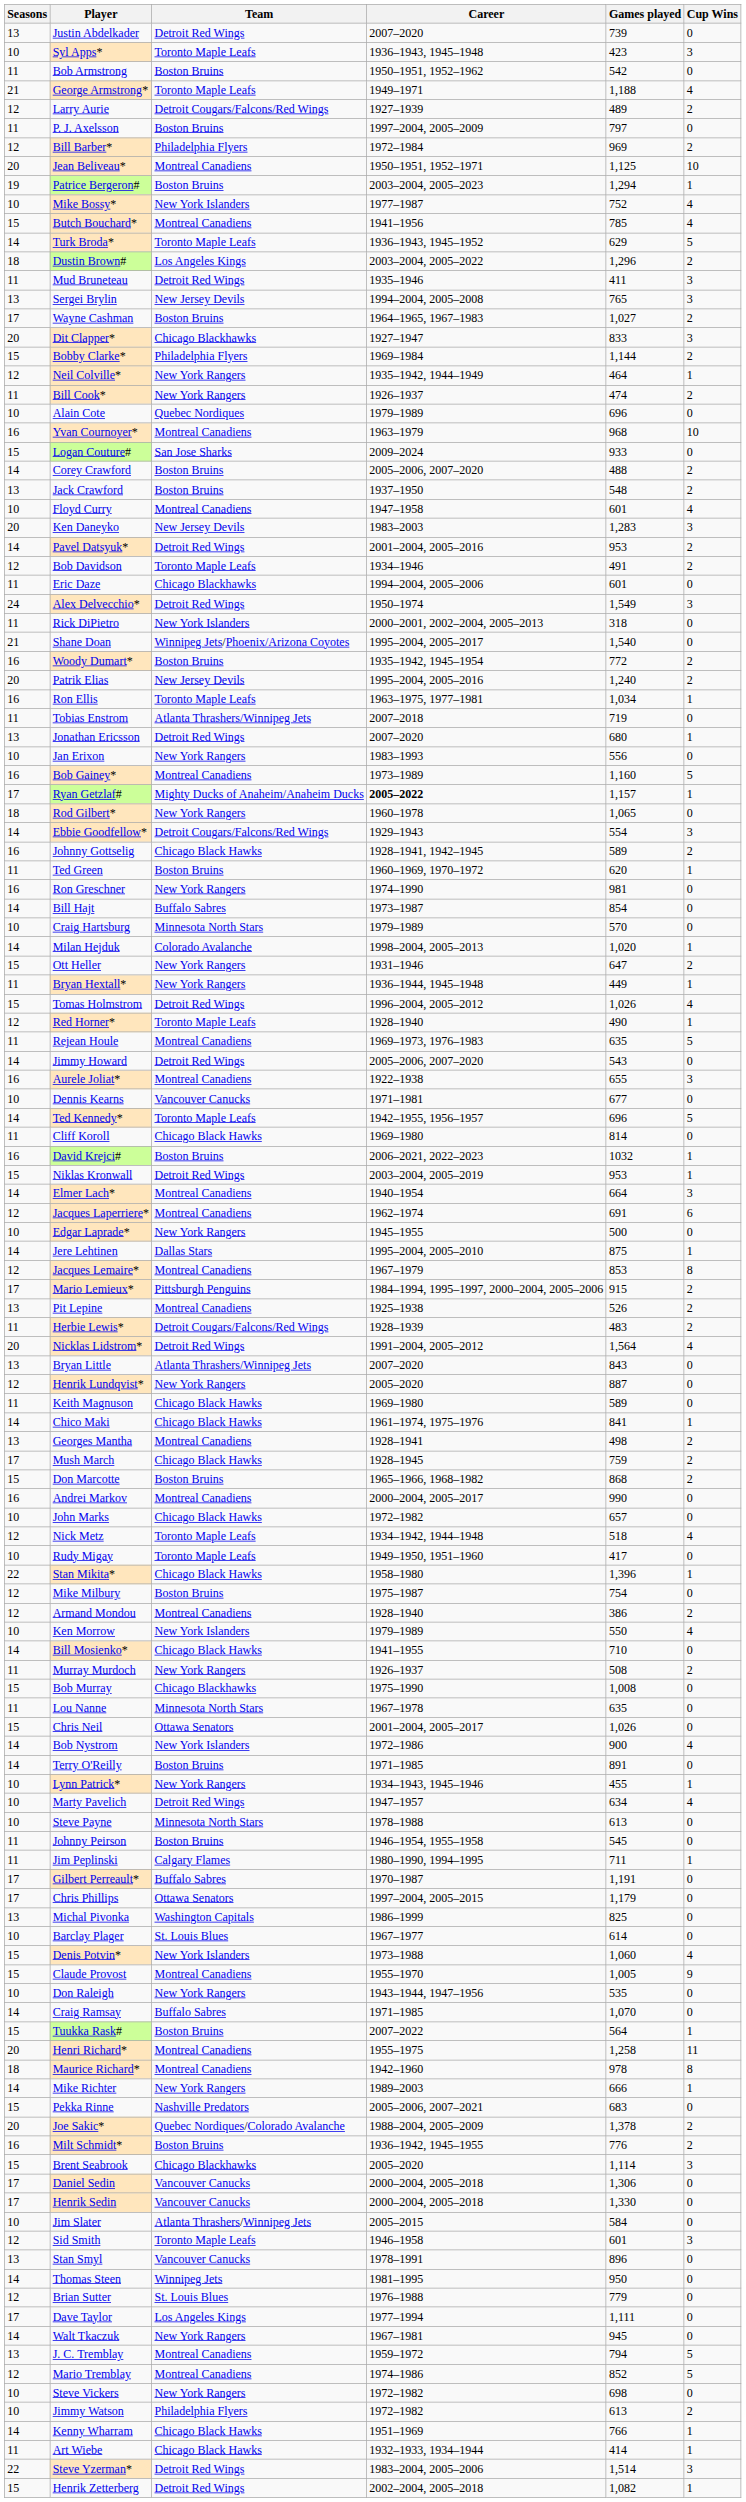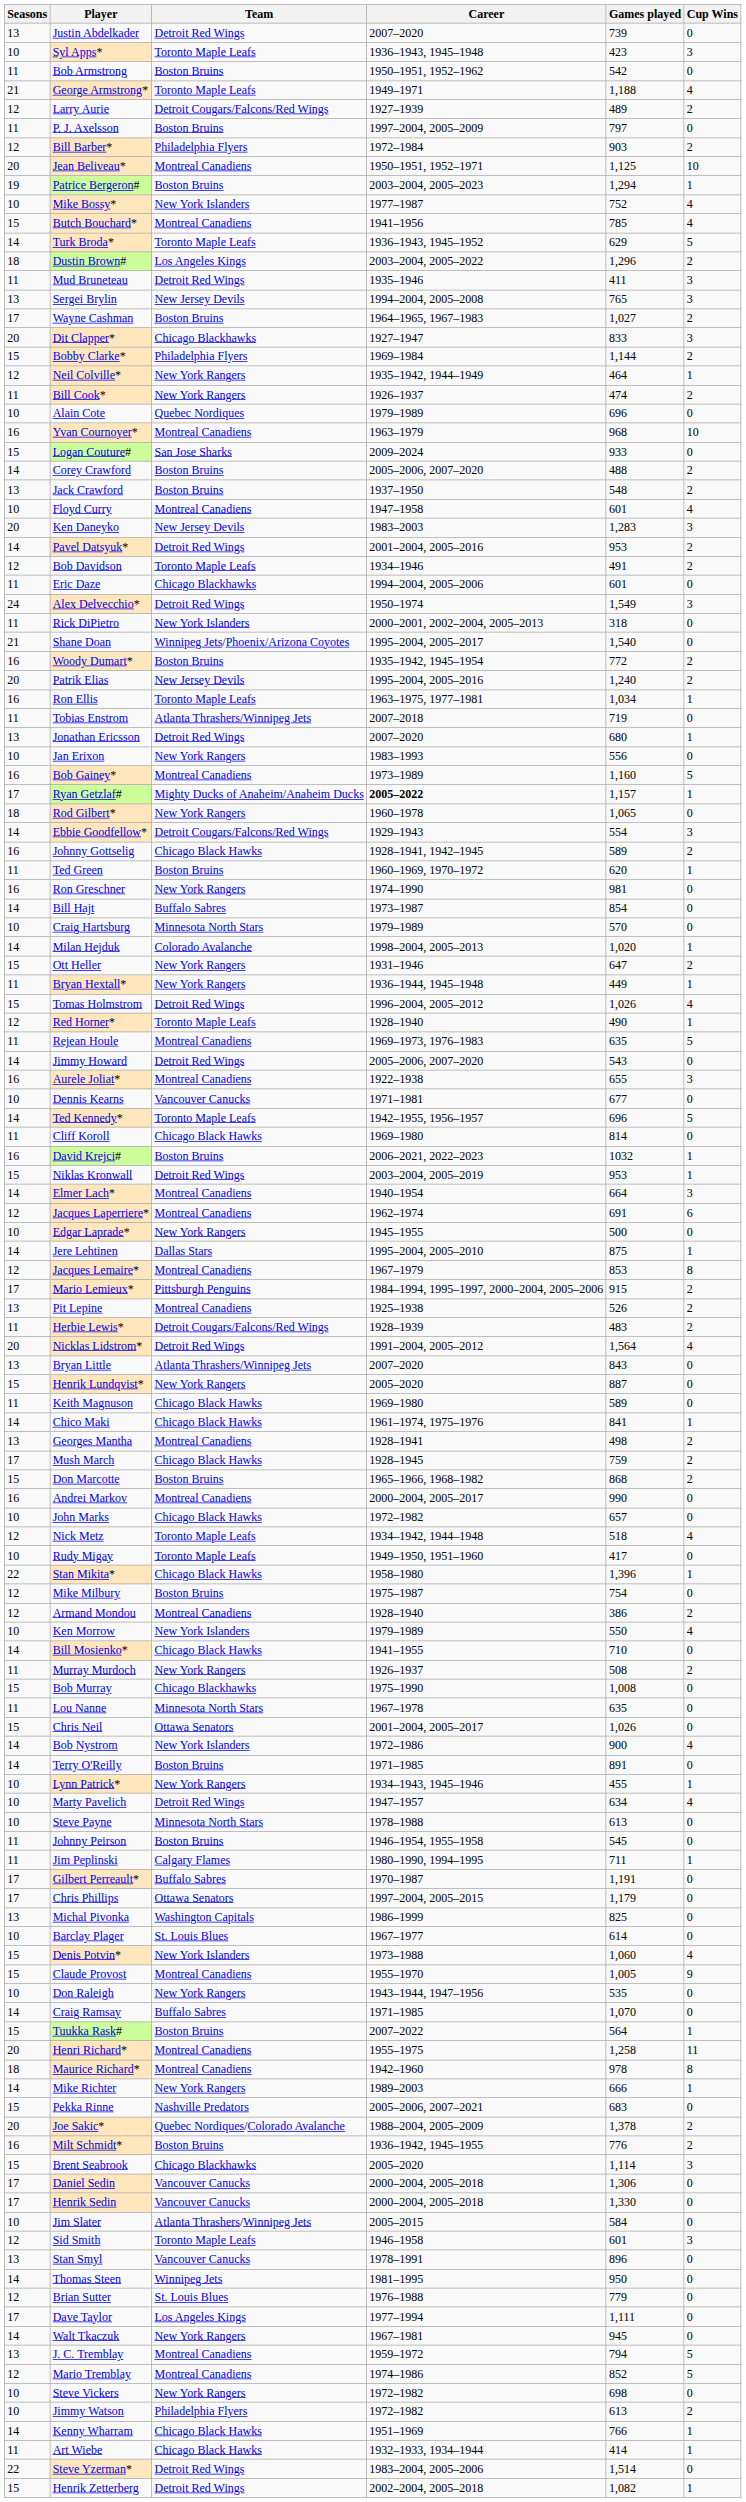(618, 147) 969 -> (618, 147) 903
(13, 1384) 12 -> (13, 1384) 15
(690, 2469) 3 -> (690, 2469) 0
